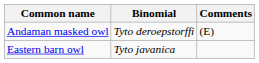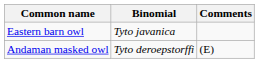rows swapped: (45, 49) <-> (58, 31)
